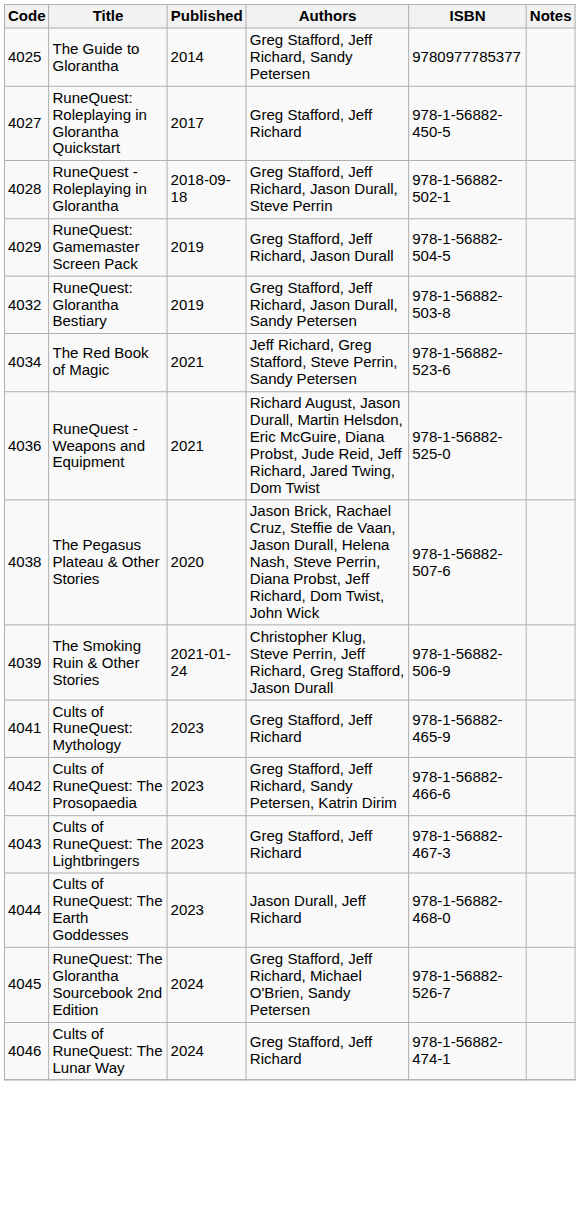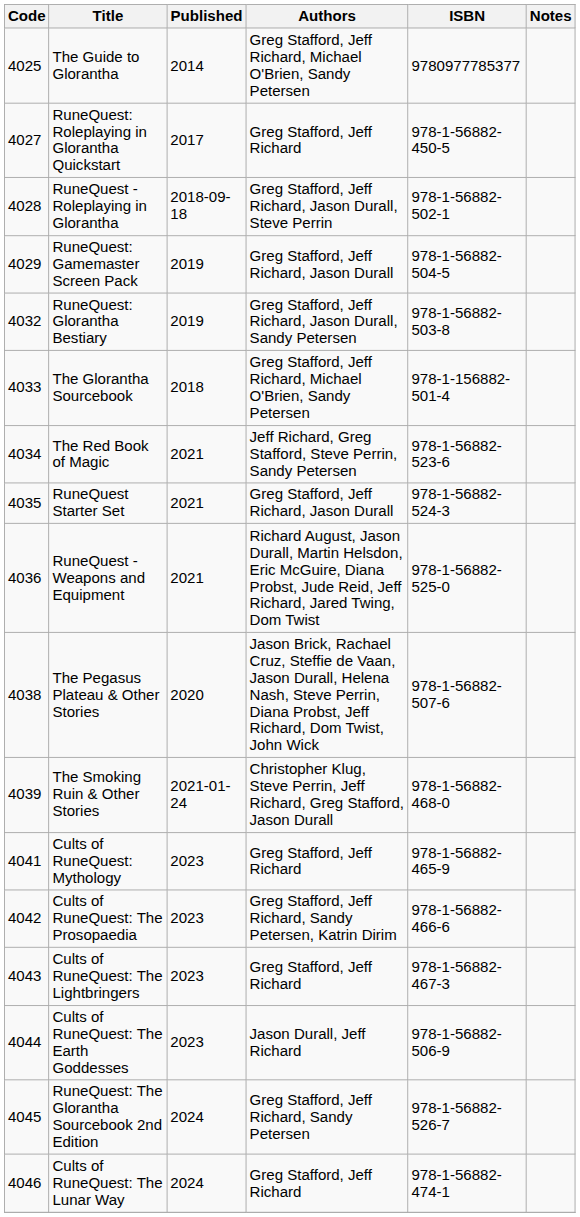(311, 57) Greg Stafford, Jeff Richard, Sandy Petersen -> (311, 65) Greg Stafford, Jeff Richard, Michael O'Brien, Sandy Petersen
+ row: (101, 387)
+ row: (91, 503)
(457, 662) 978-1-56882-506-9 -> (457, 794) 978-1-56882-468-0
(457, 910) 978-1-56882-468-0 -> (457, 1042) 978-1-56882-506-9
(311, 984) Greg Stafford, Jeff Richard, Michael O'Brien, Sandy Petersen -> (311, 1117) Greg Stafford, Jeff Richard, Sandy Petersen
